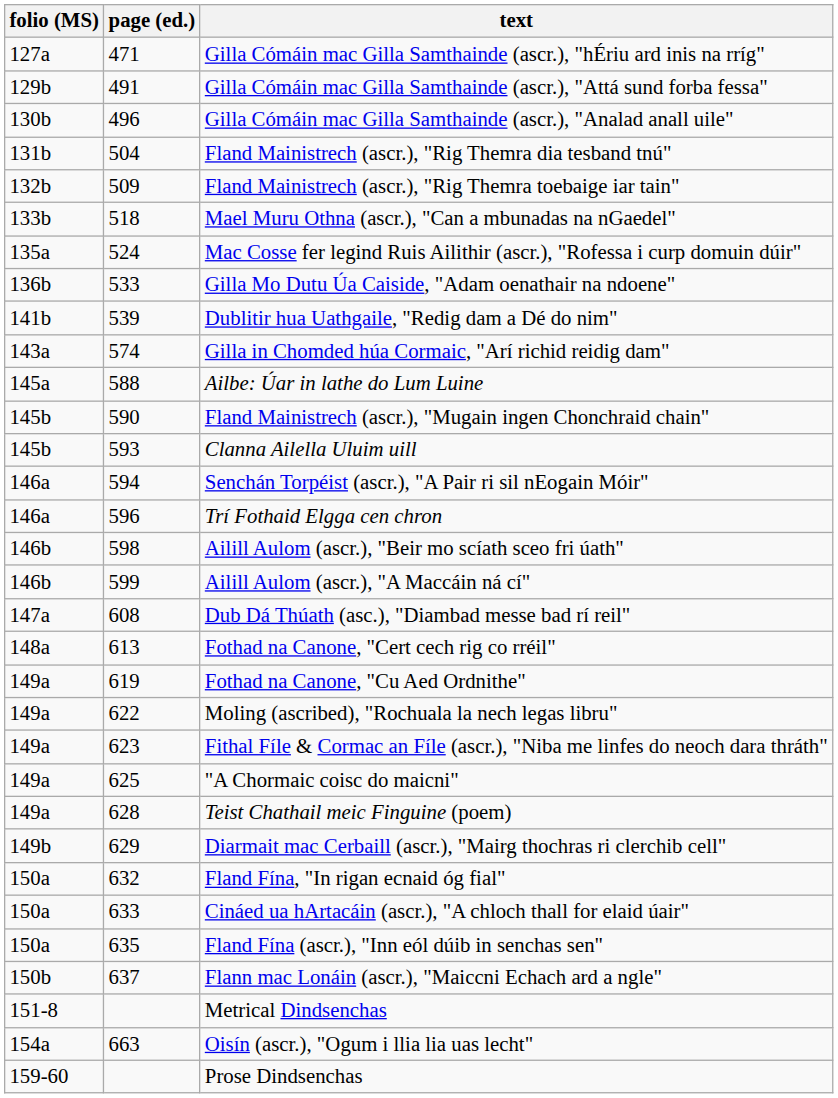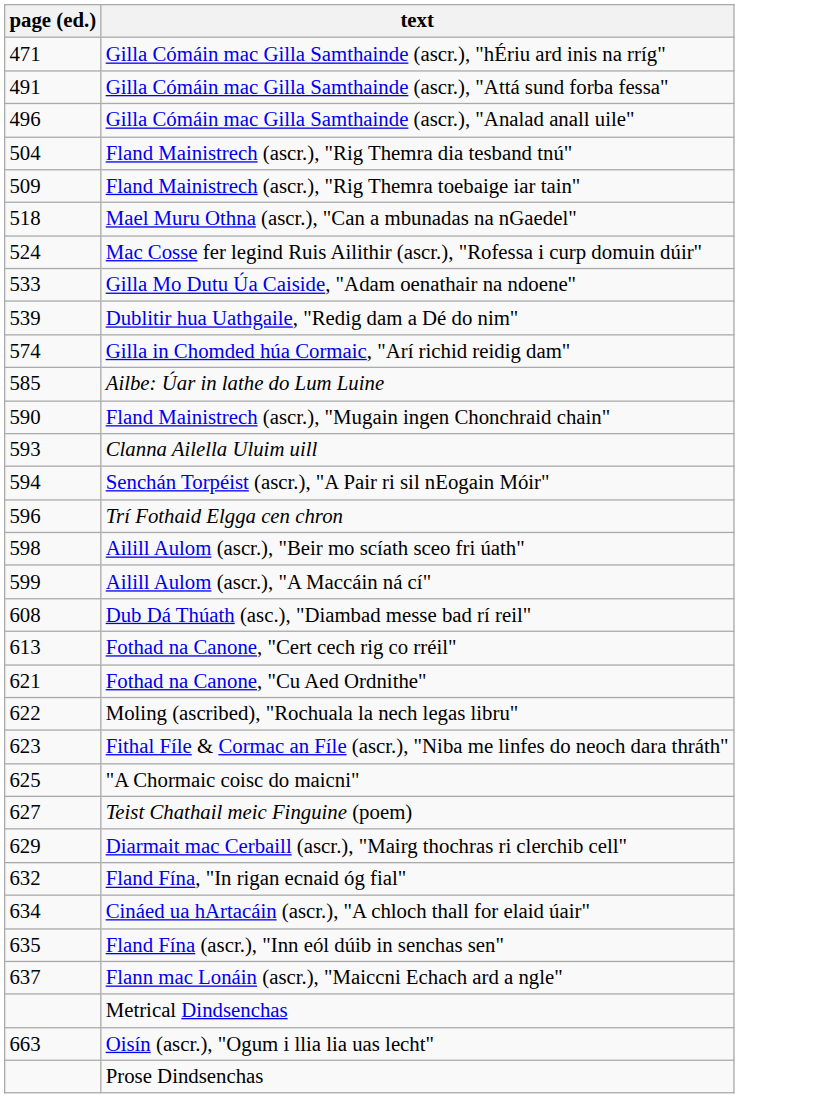- column: (54, 20)
(124, 383) 588 -> (25, 383) 585
(124, 680) 619 -> (25, 680) 621
(124, 812) 628 -> (25, 812) 627
(124, 911) 633 -> (25, 911) 634
